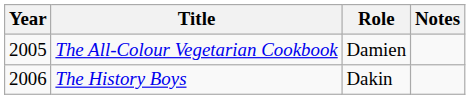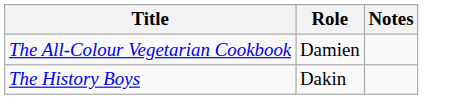- column: (28, 19)
